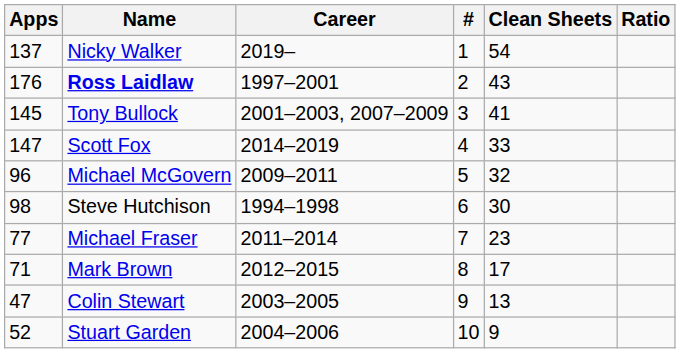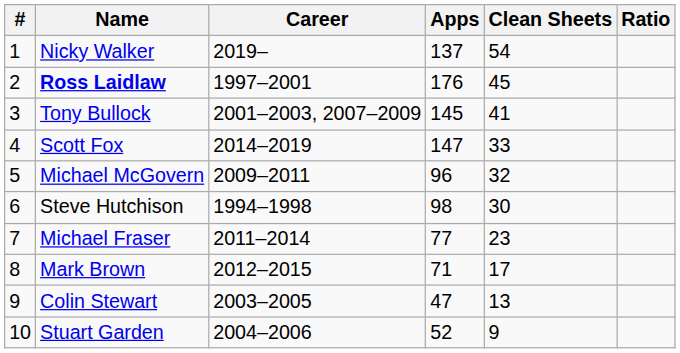columns swapped: (468, 20) <-> (34, 20)
(499, 82) 43 -> (499, 82) 45
